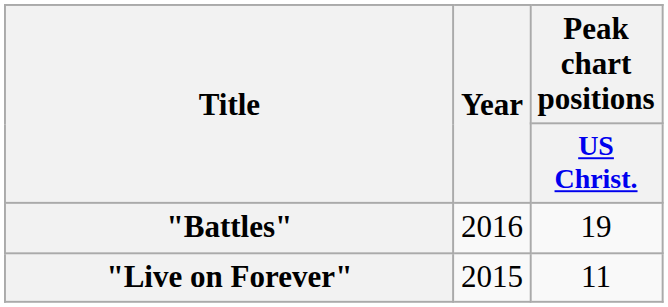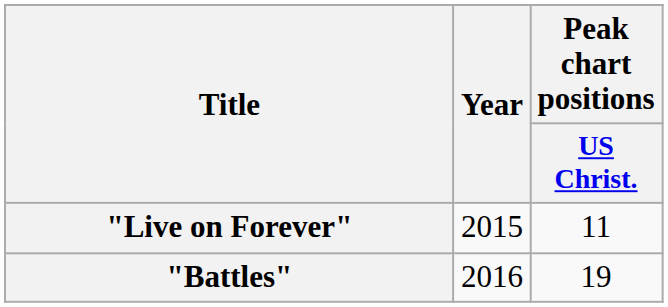rows swapped: (229, 276) <-> (229, 227)
